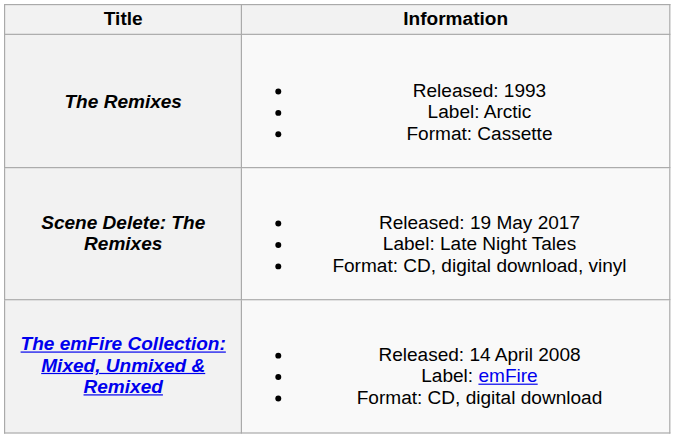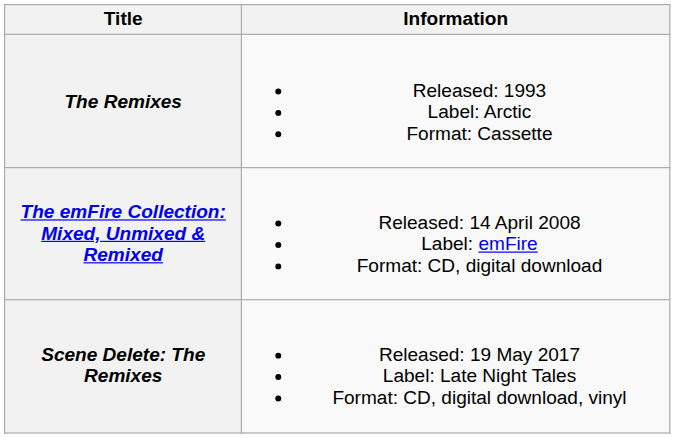rows swapped: (123, 366) <-> (123, 233)
